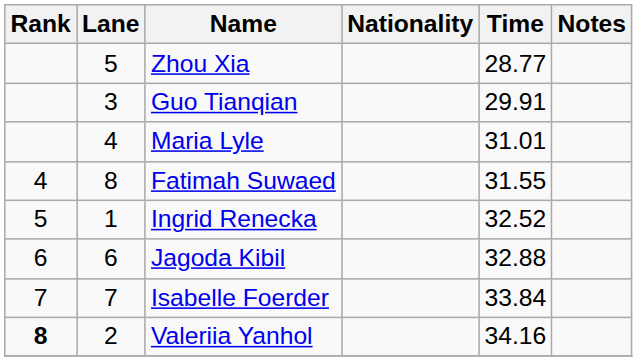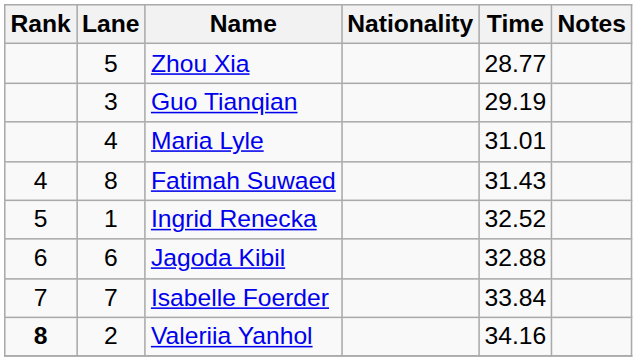(515, 102) 29.91 -> (515, 102) 29.19
(515, 180) 31.55 -> (515, 180) 31.43
